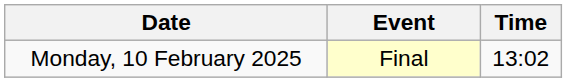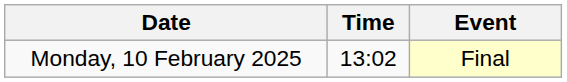columns swapped: (521, 22) <-> (404, 22)
